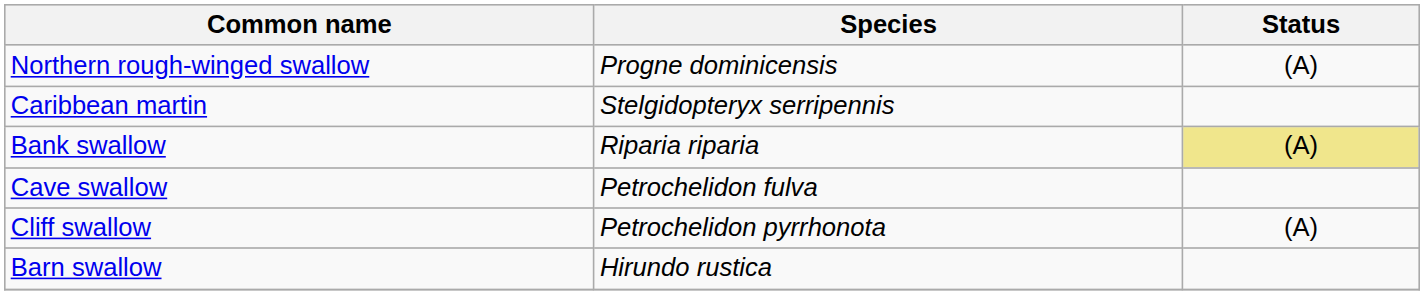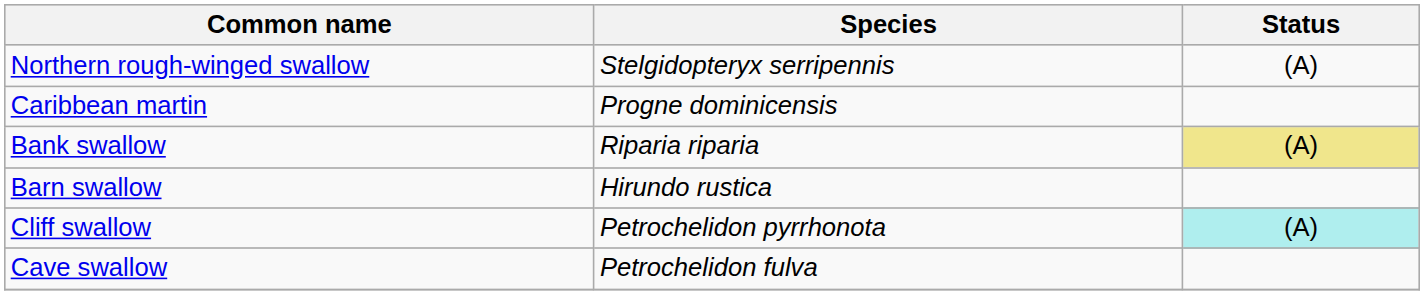(719, 65) Progne dominicensis -> (747, 65) Stelgidopteryx serripennis
(747, 106) Stelgidopteryx serripennis -> (719, 106) Progne dominicensis
rows swapped: (86, 268) <-> (89, 187)
(1301, 227) no background -> (1301, 227) paleturquoise background
